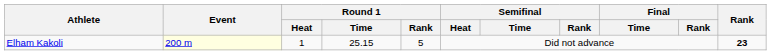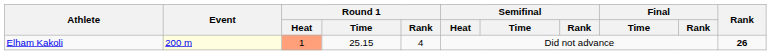(302, 43) no background -> (302, 43) lightsalmon background
(421, 43) 5 -> (421, 43) 4
(742, 43) 23 -> (742, 43) 26
